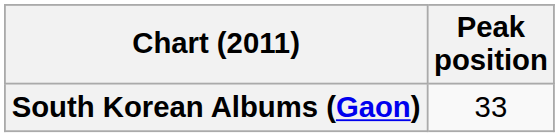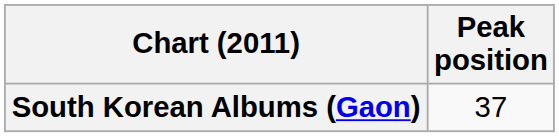(491, 107) 33 -> (491, 107) 37
